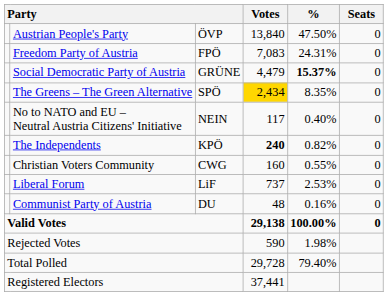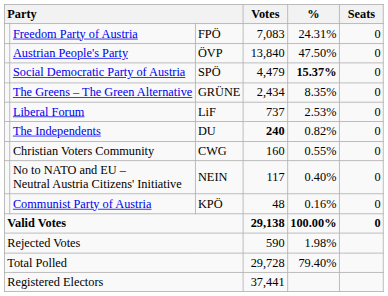rows swapped: (70, 33) <-> (75, 53)
(219, 72) GRÜNE -> (209, 72) SPÖ
(209, 92) SPÖ -> (219, 92) GRÜNE
(271, 92) gold background -> (271, 92) no background
rows swapped: (49, 184) <-> (97, 118)
(210, 145) KPÖ -> (207, 131) DU
(207, 203) DU -> (210, 203) KPÖ
